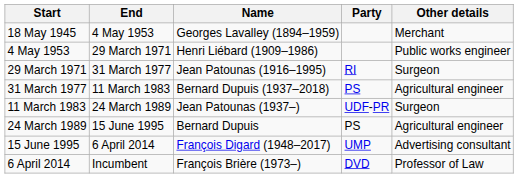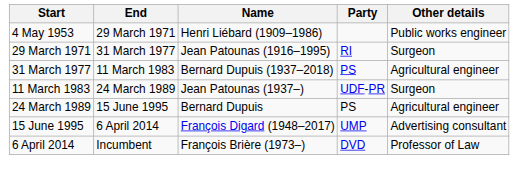- row: (42, 32)
